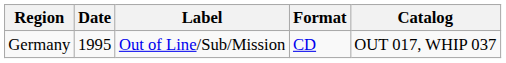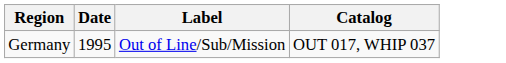- column: (320, 17)
